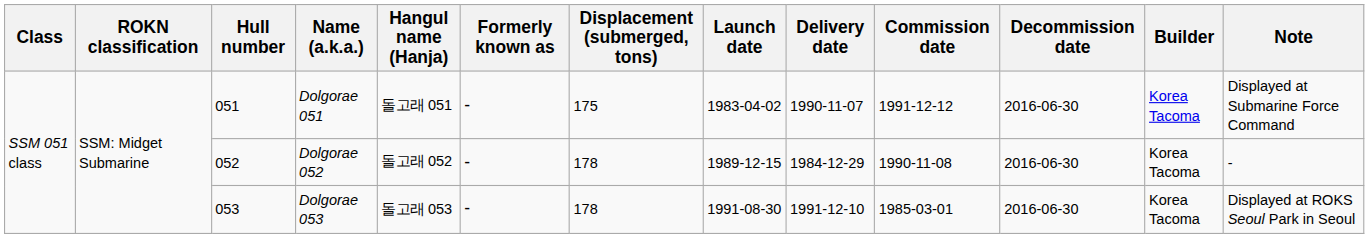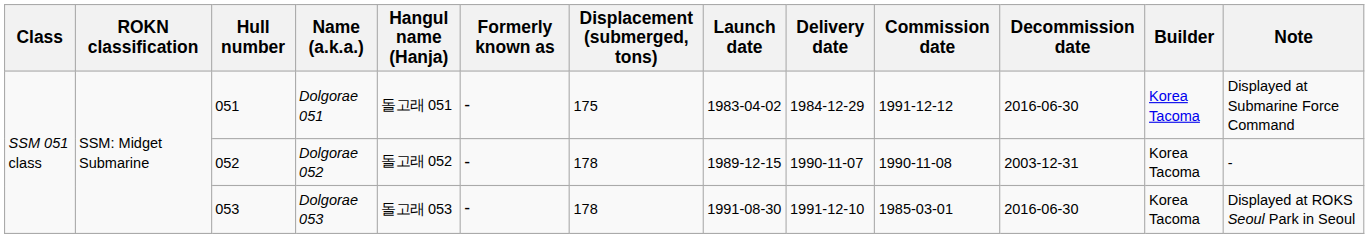(827, 105) 1990-11-07 -> (827, 105) 1984-12-29
(827, 163) 1984-12-29 -> (827, 163) 1990-11-07
(1041, 163) 2016-06-30 -> (1041, 163) 2003-12-31
